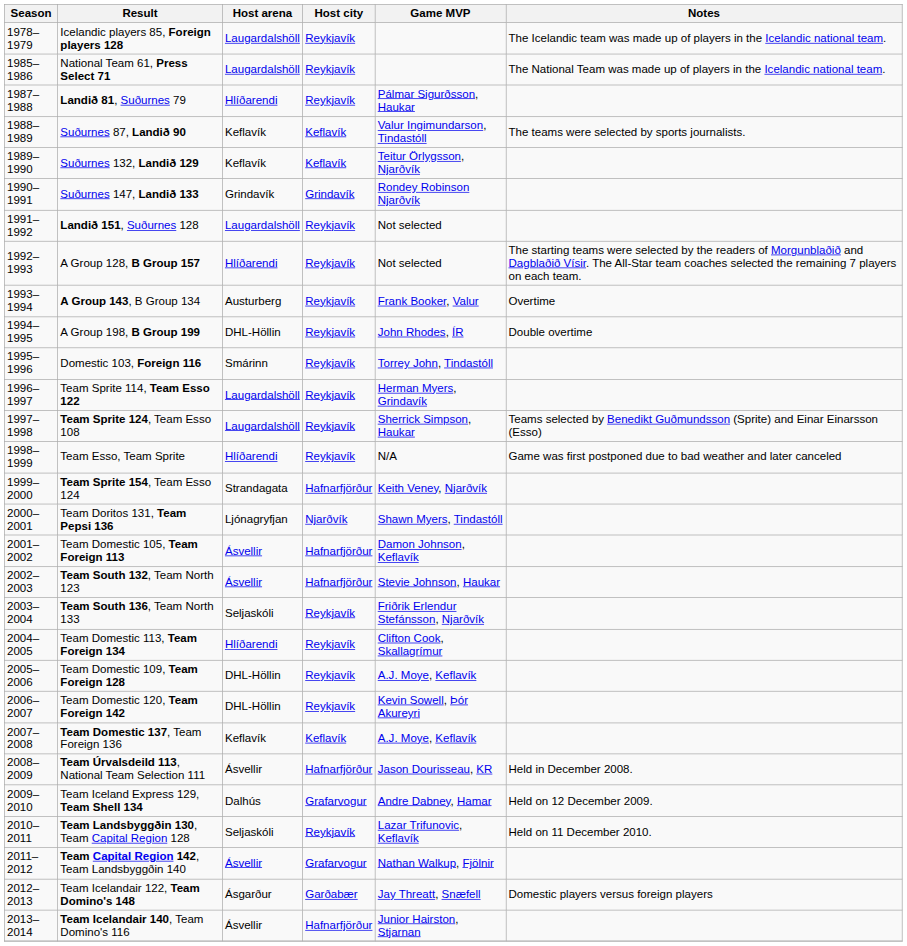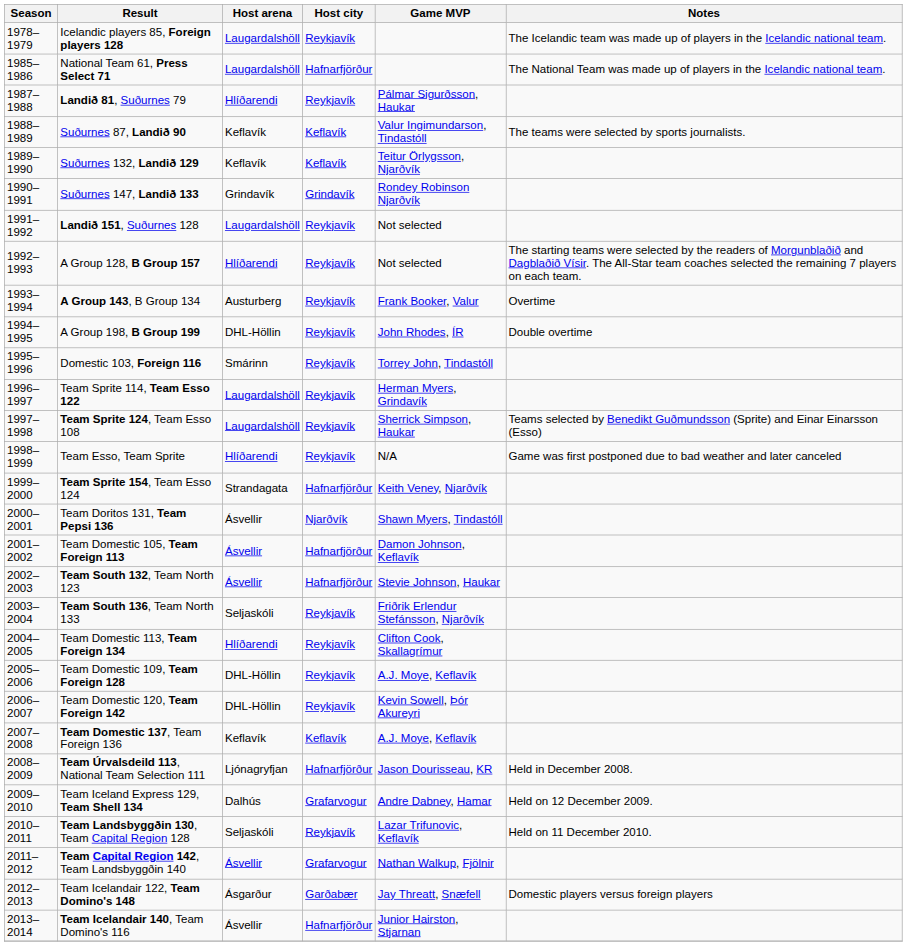(330, 69) Reykjavík -> (339, 69) Hafnarfjörður
(256, 519) Ljónagryfjan -> (244, 519) Ásvellir
(244, 769) Ásvellir -> (256, 769) Ljónagryfjan
